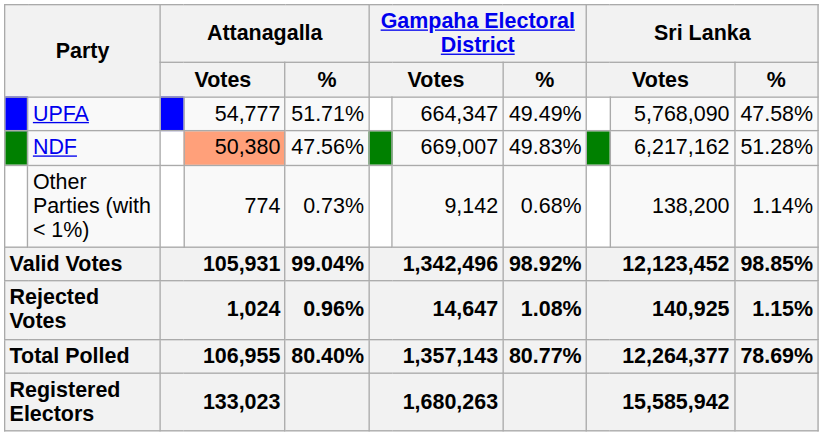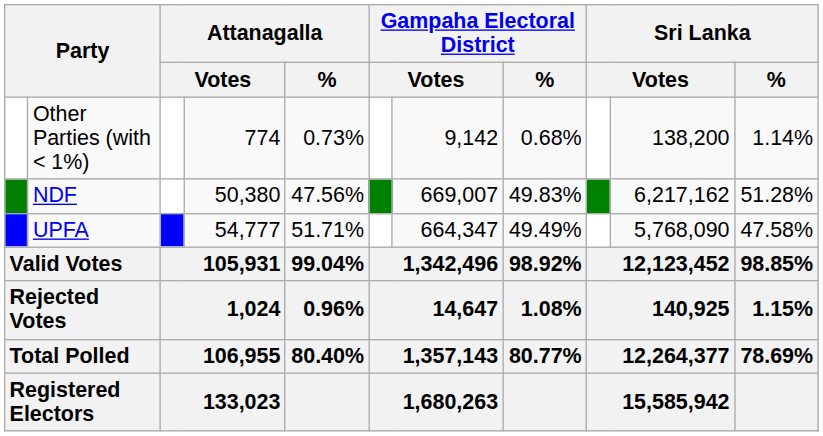rows swapped: (61, 113) <-> (92, 205)
(248, 147) lightsalmon background -> (248, 195) no background
